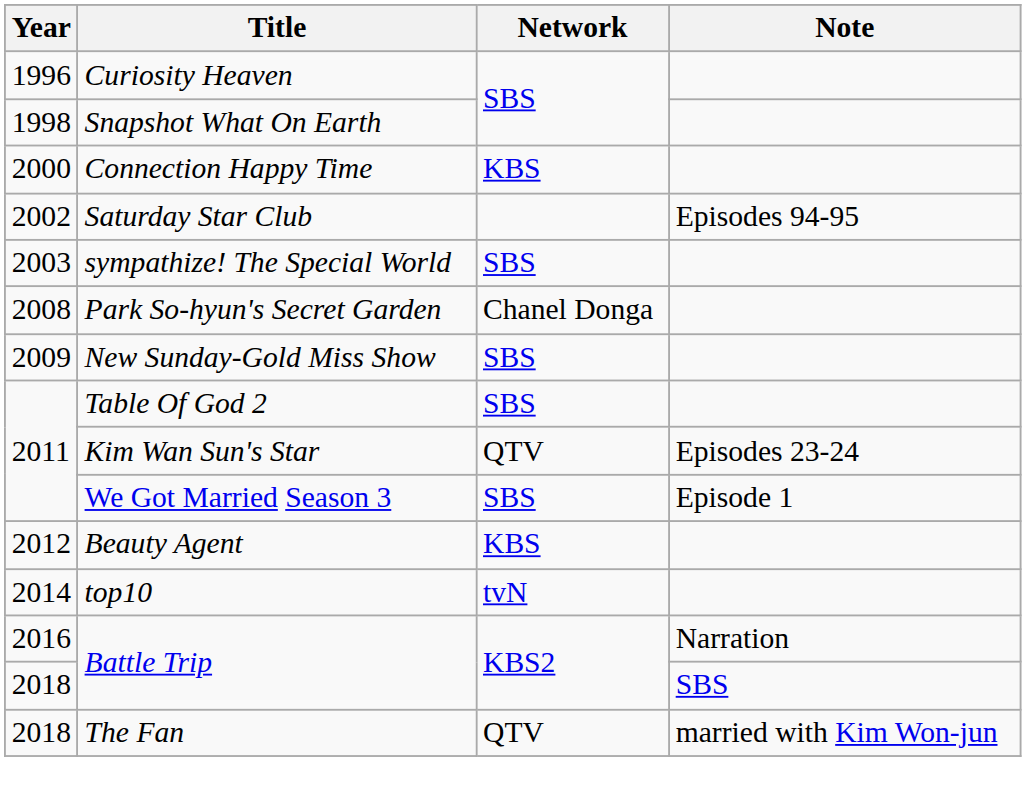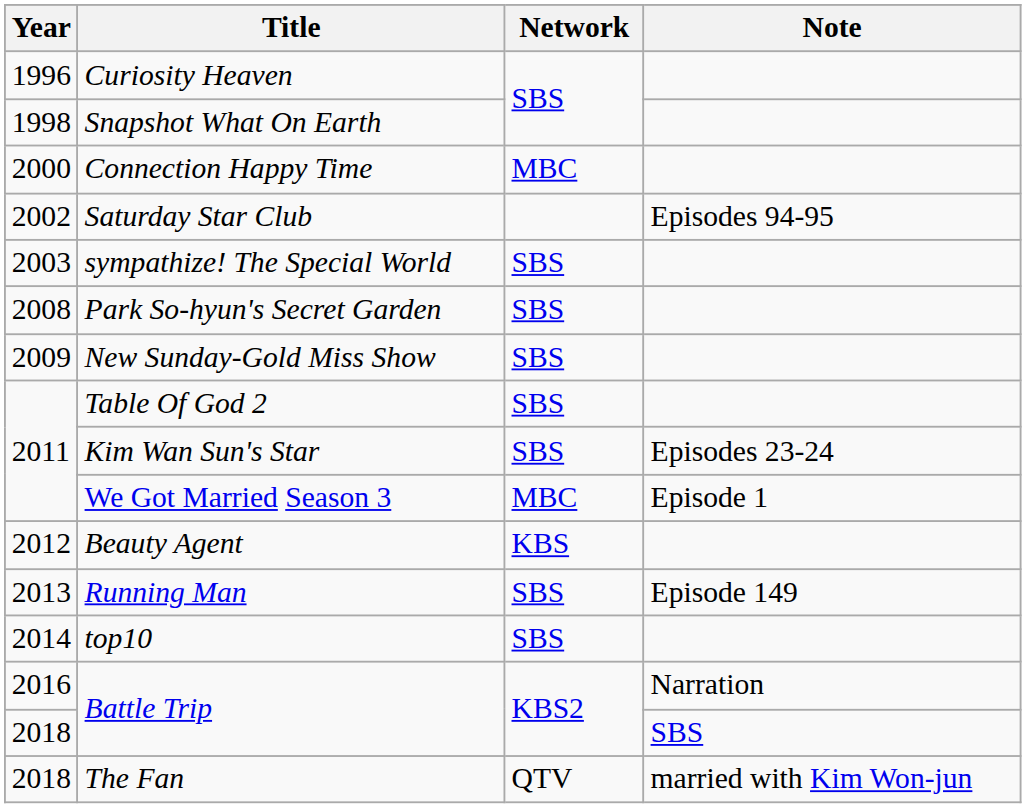(512, 168) KBS -> (544, 168) MBC
(568, 309) Chanel Donga -> (538, 309) SBS
(513, 450) QTV -> (538, 450) SBS
(509, 497) SBS -> (544, 497) MBC
+ row: (41, 591)
(505, 591) tvN -> (538, 638) SBS
